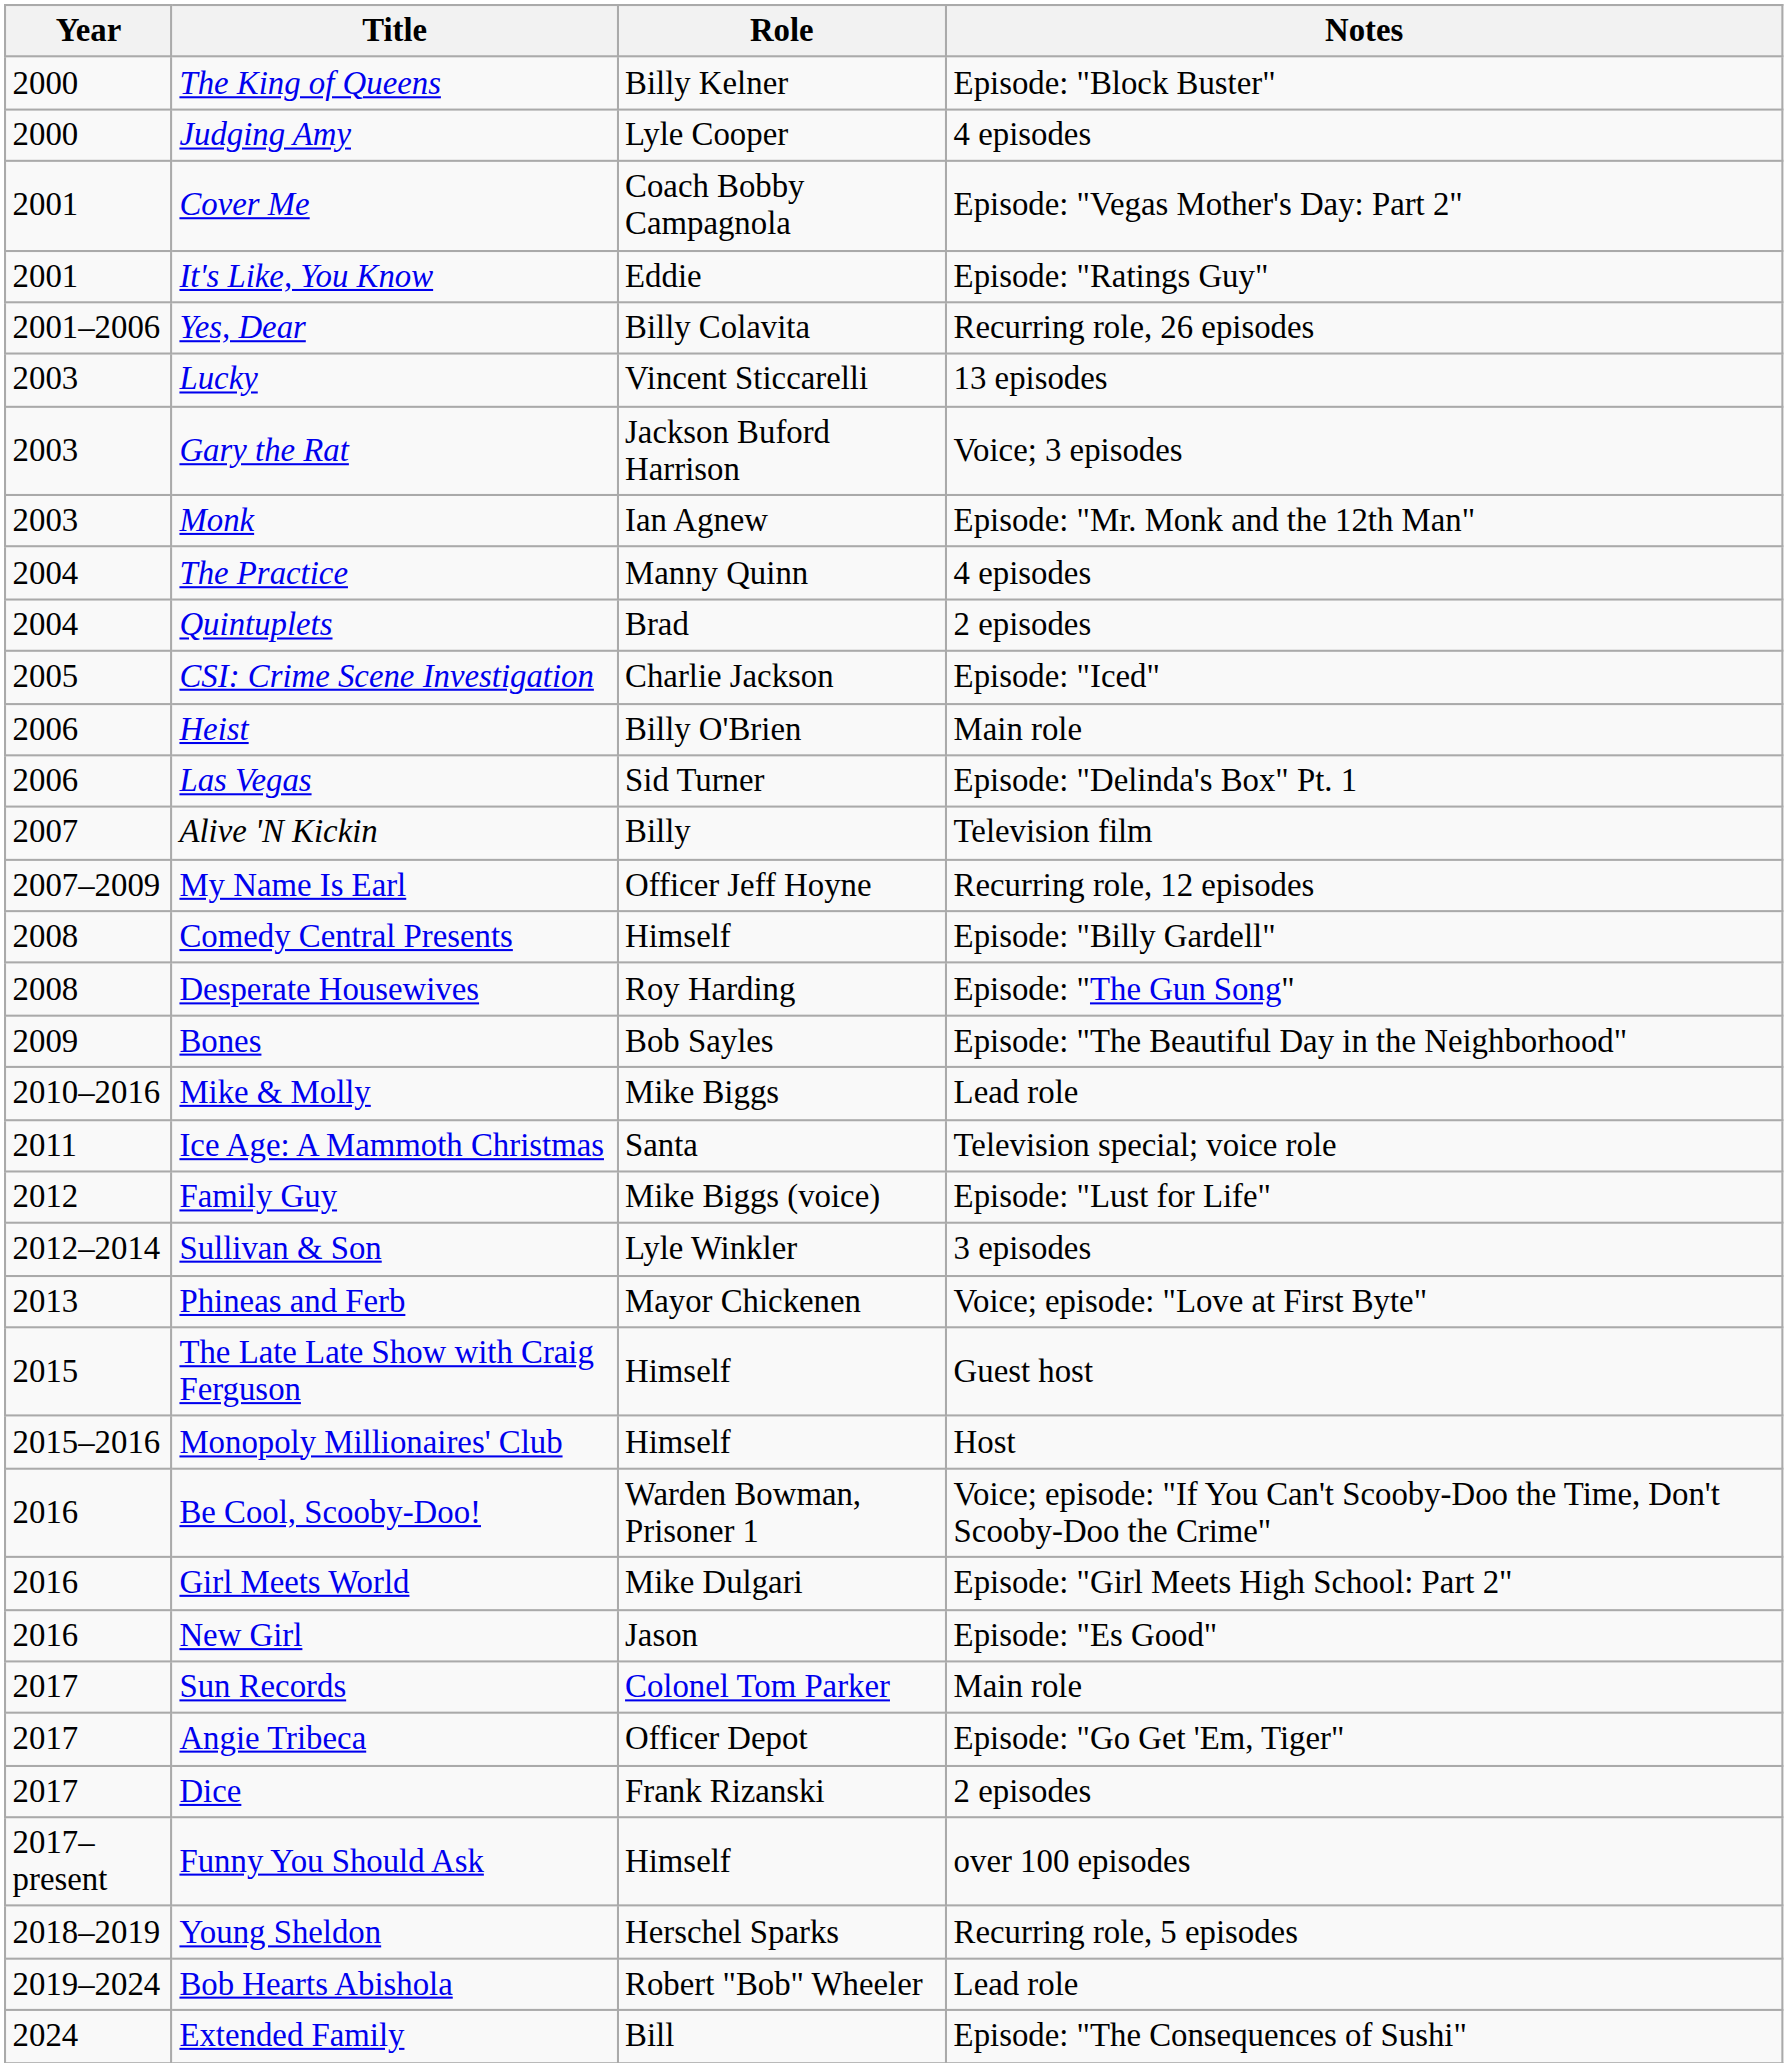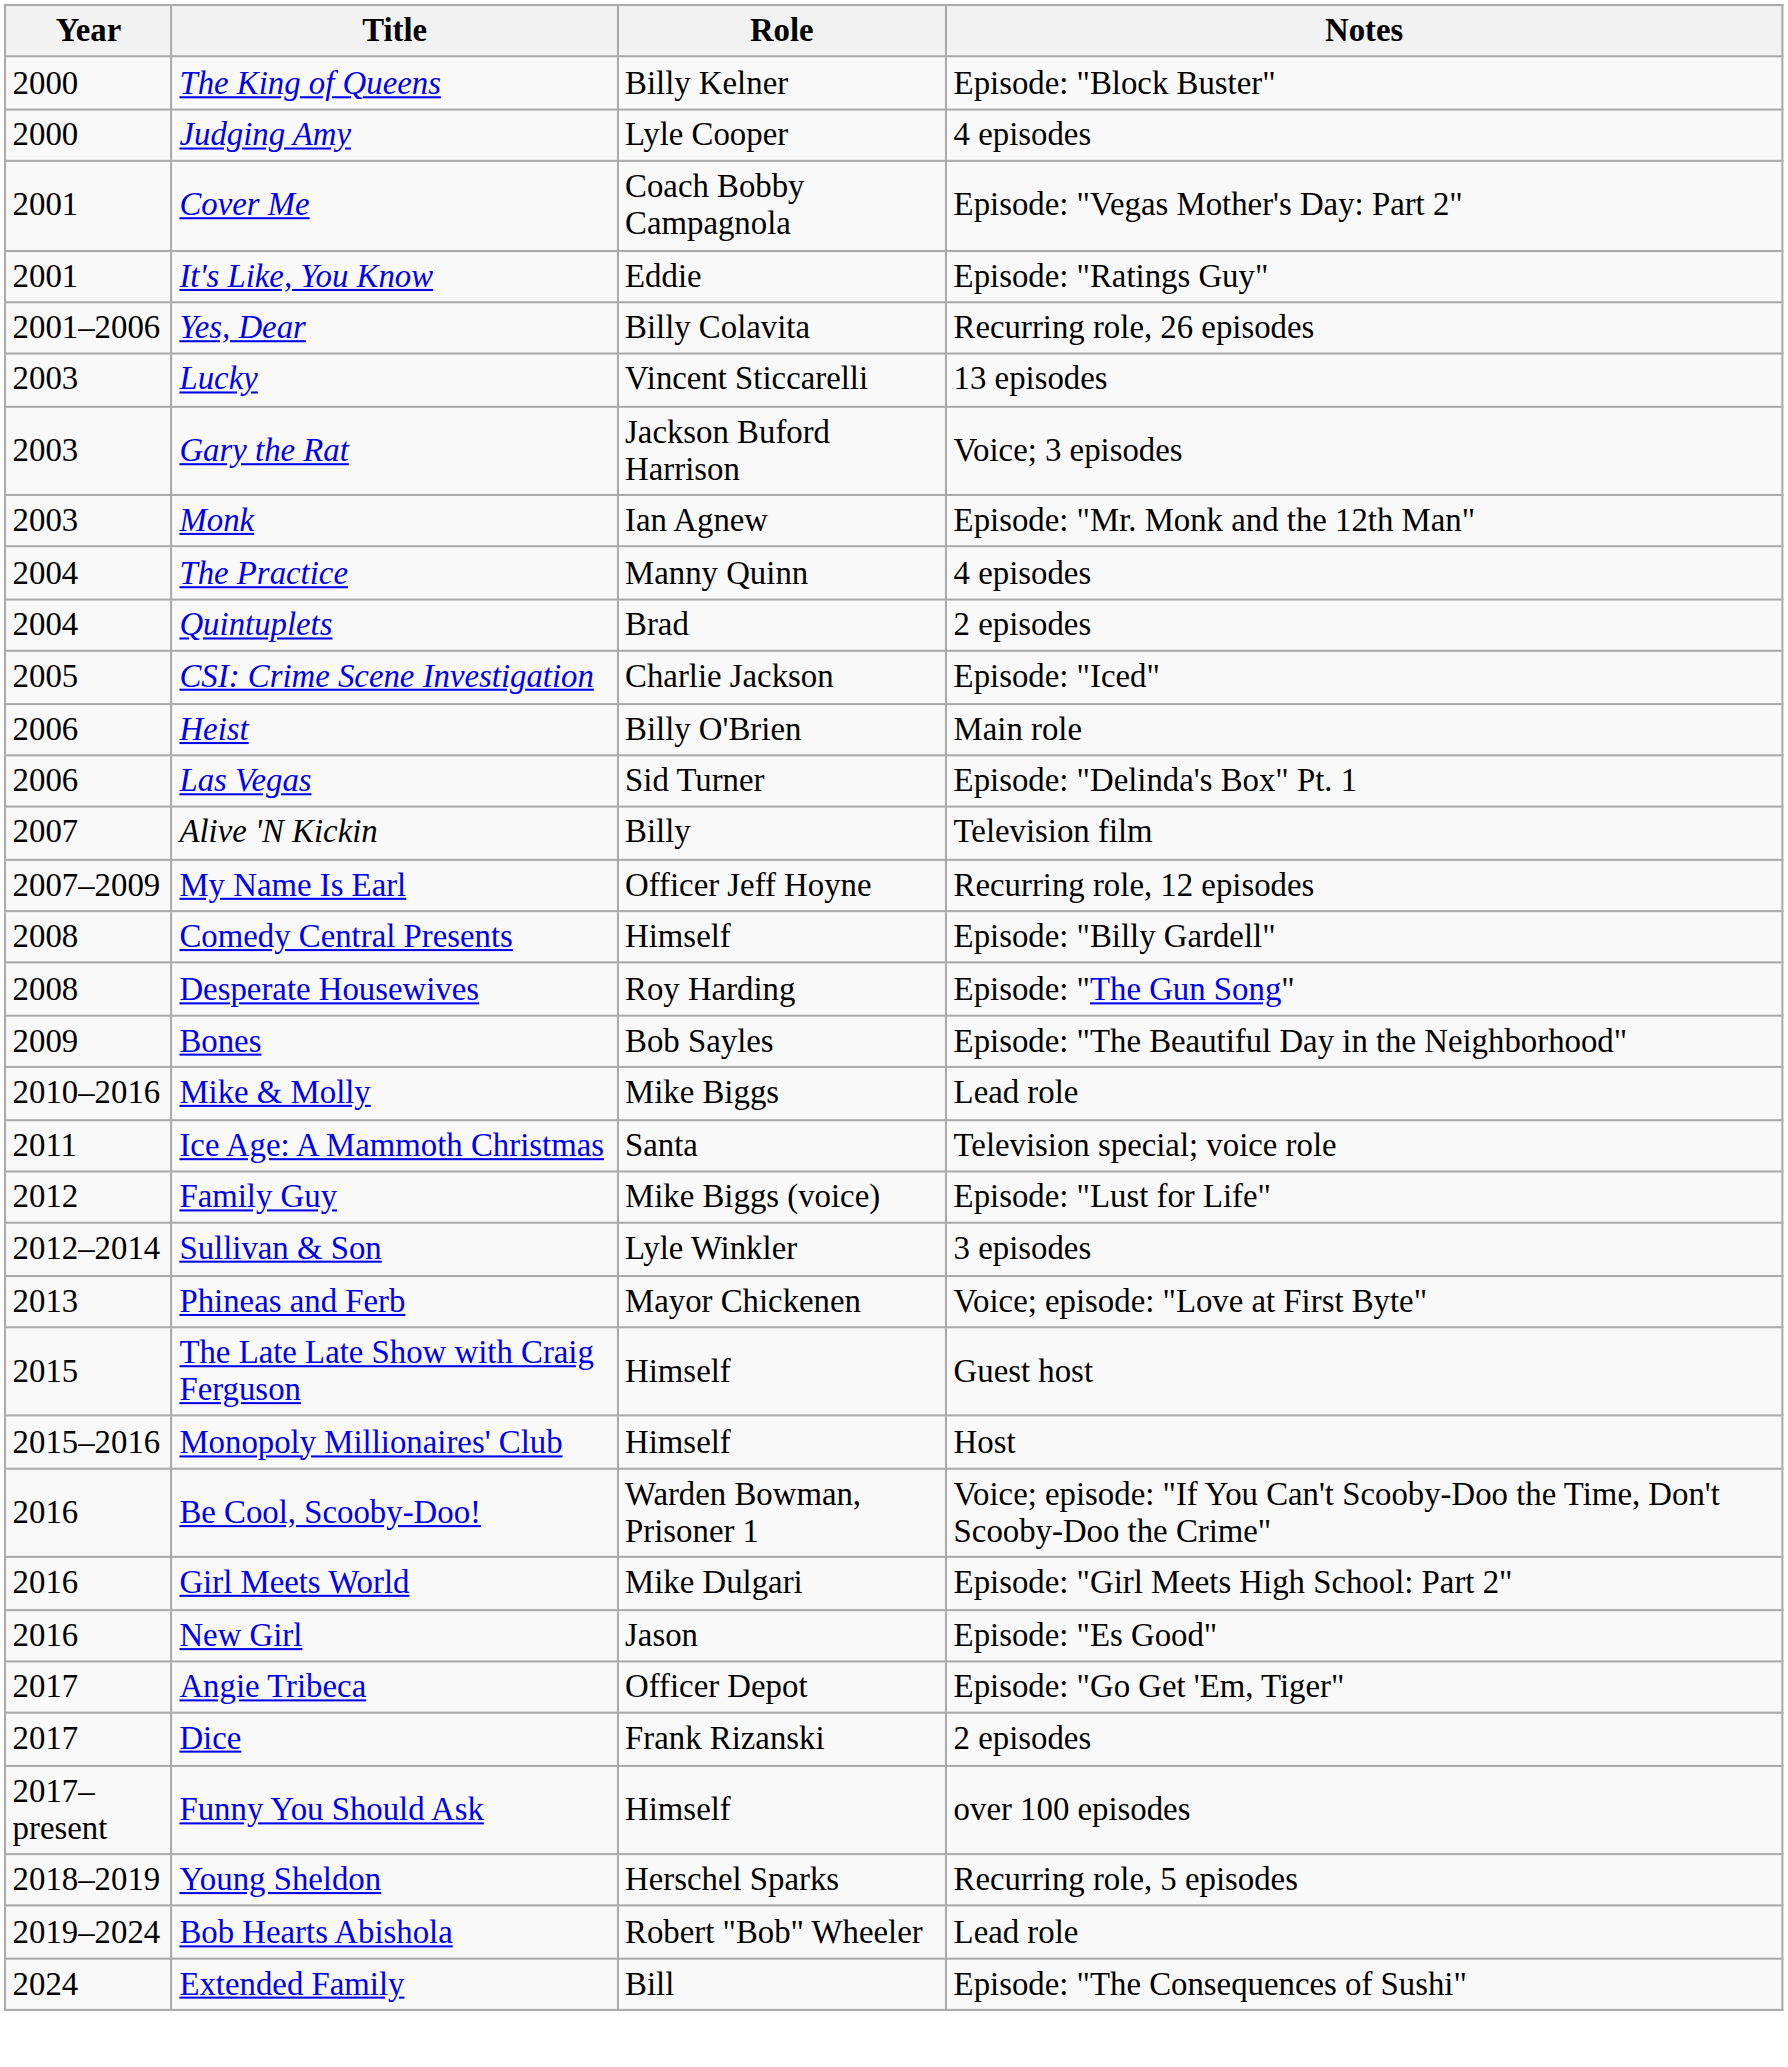- row: (263, 1686)
